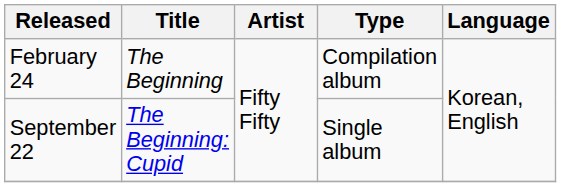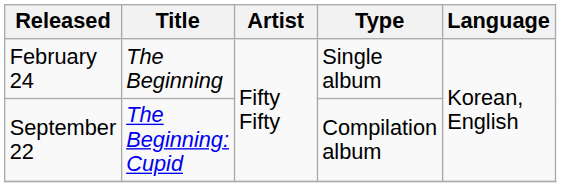(380, 68) Compilation album -> (352, 68) Single album
(352, 139) Single album -> (380, 139) Compilation album
